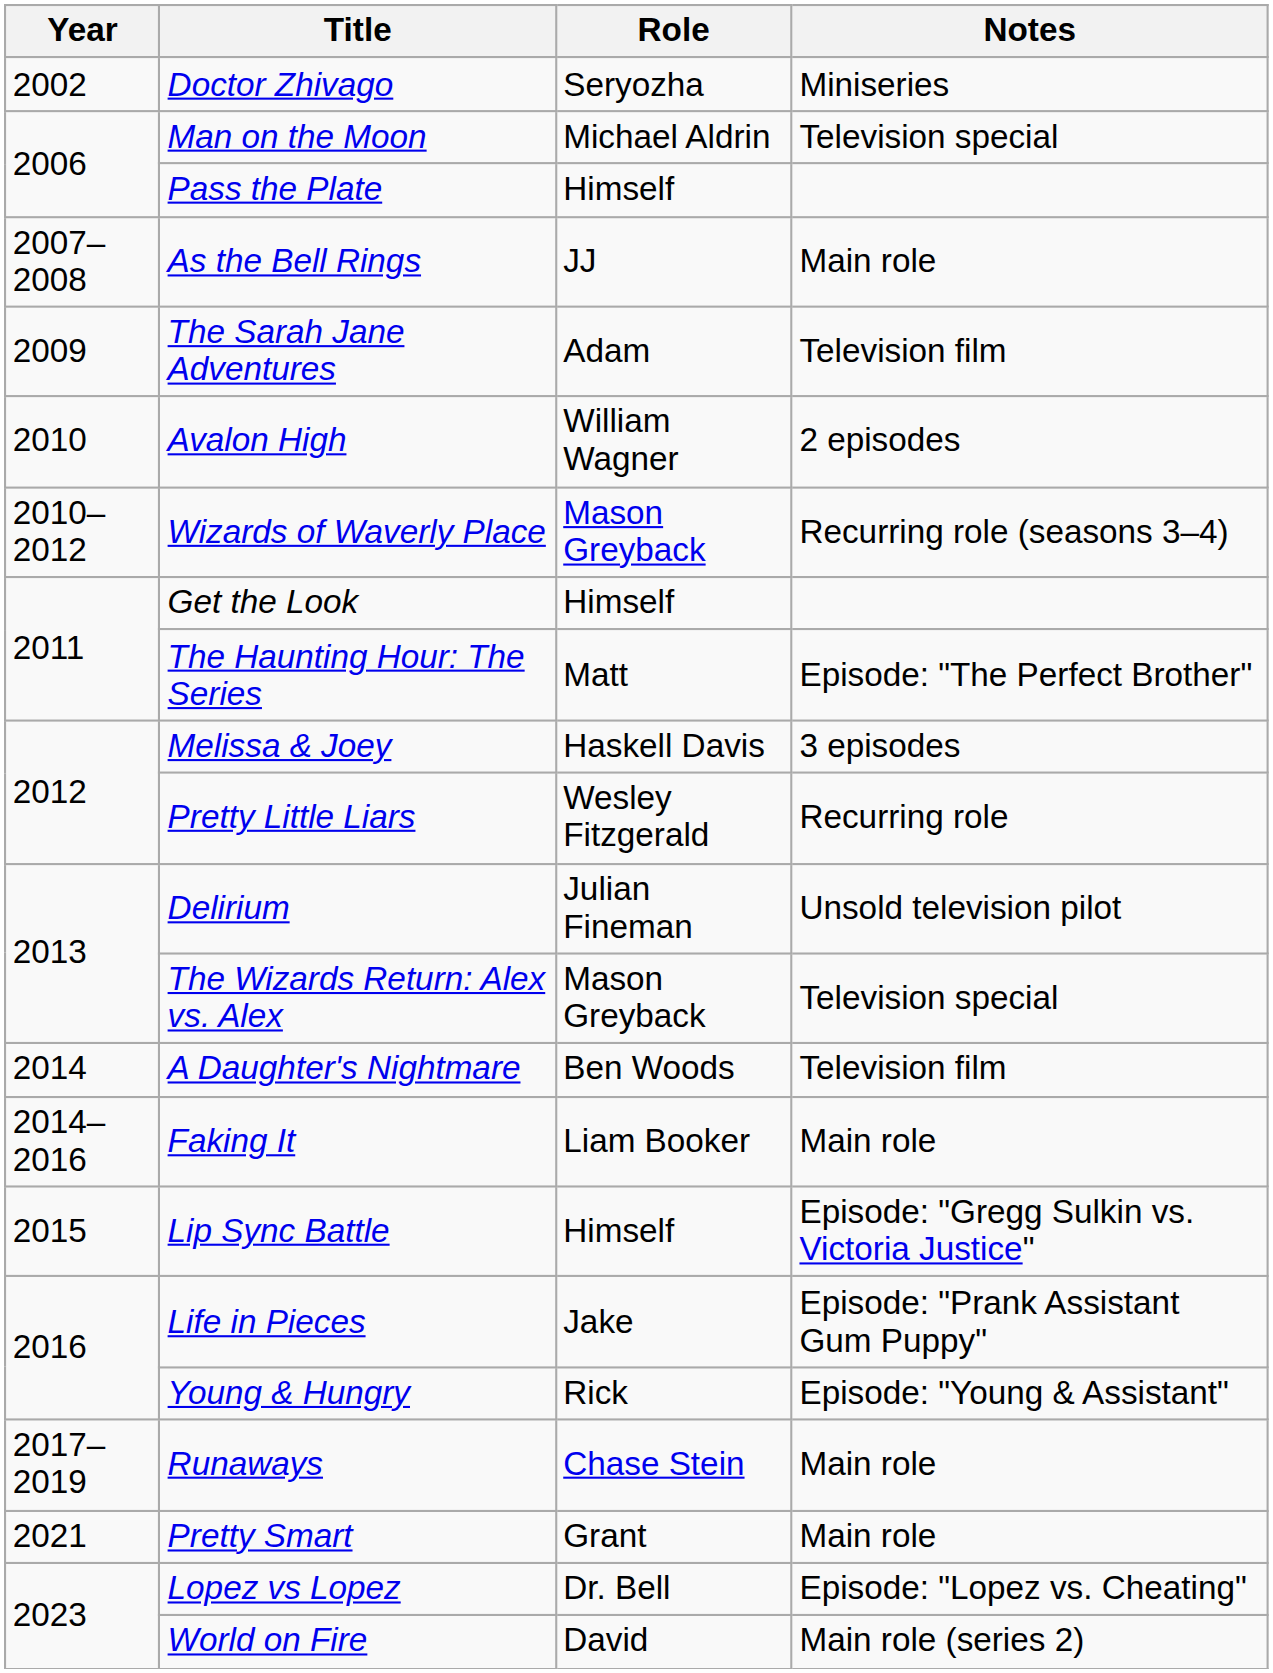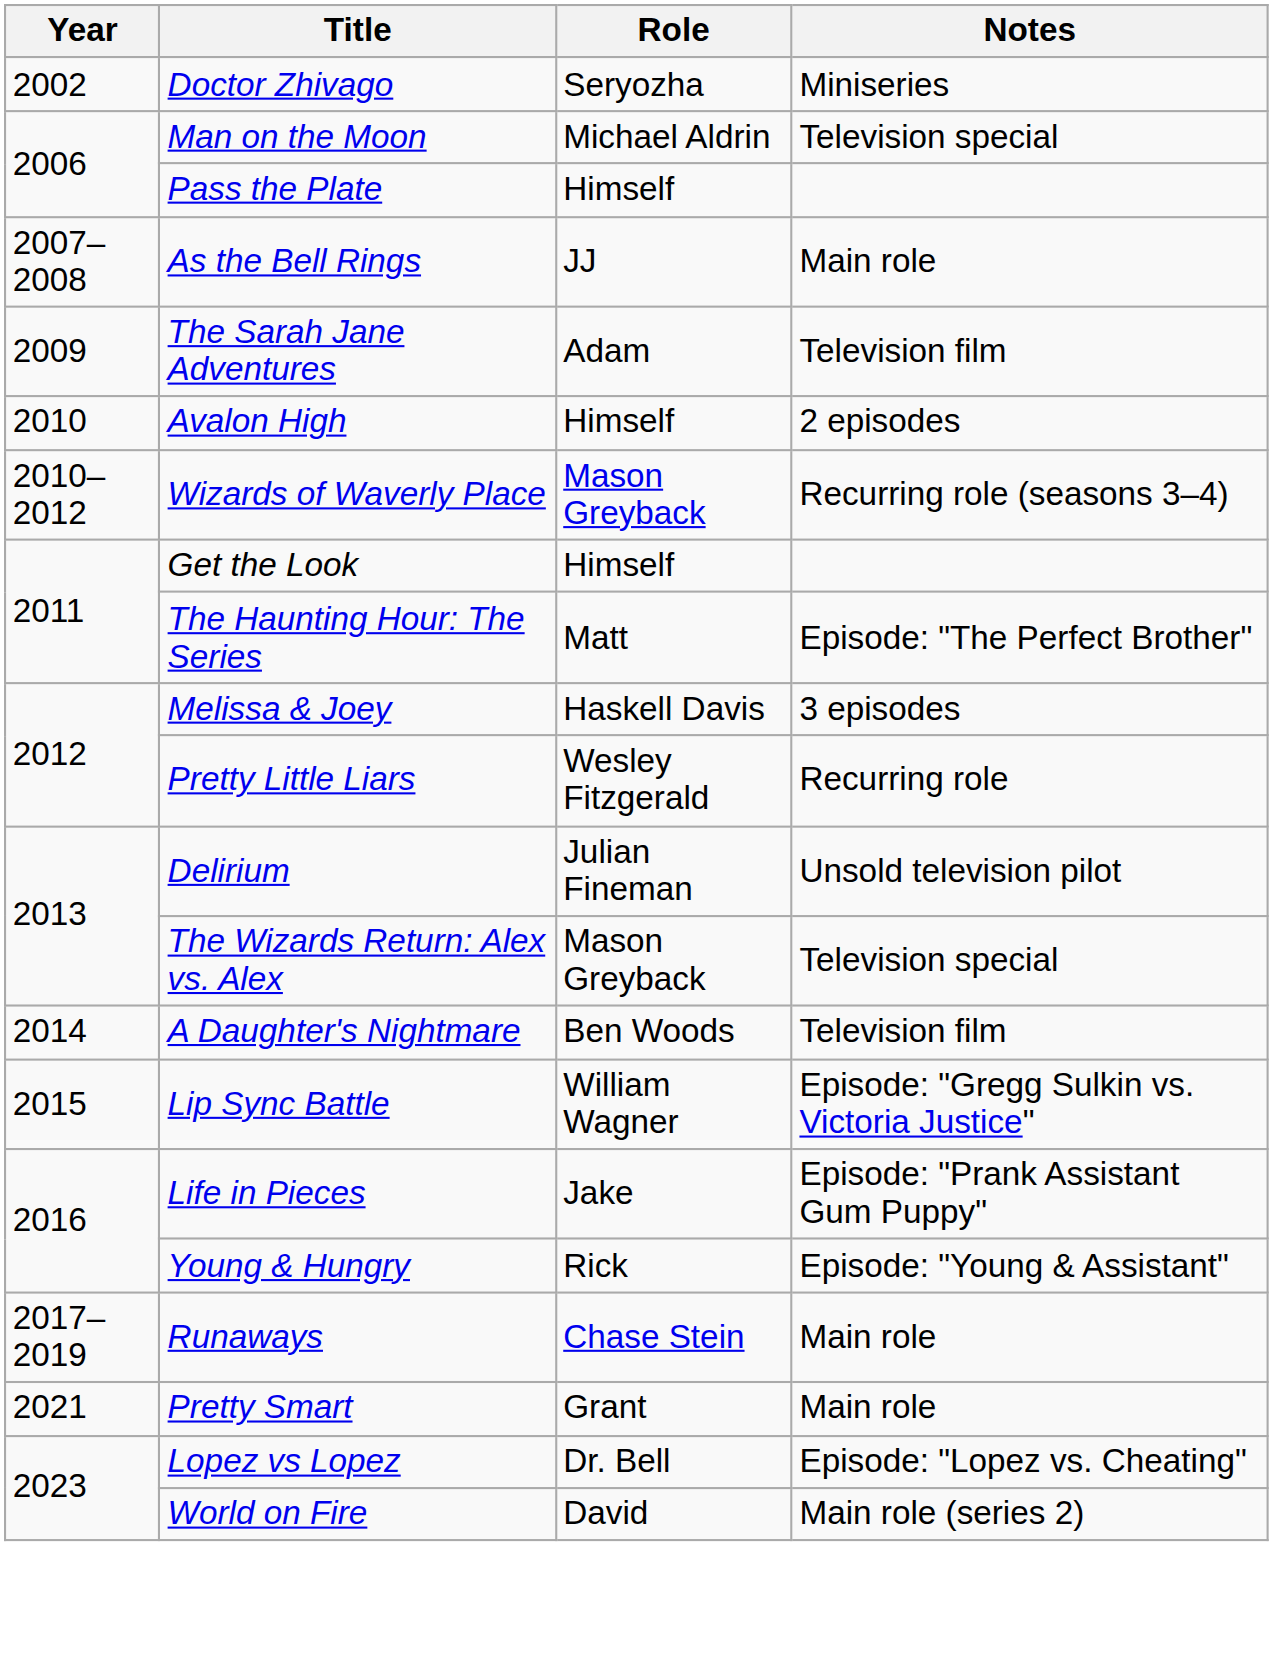(621, 441) William Wagner -> (619, 422) Himself
- row: (231, 1140)
(619, 1231) Himself -> (621, 1103) William Wagner
